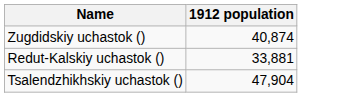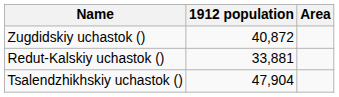+ column: (315, 15)
(273, 37) 40,874 -> (273, 37) 40,872
